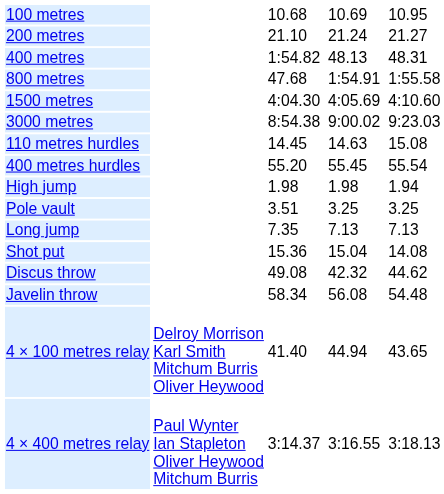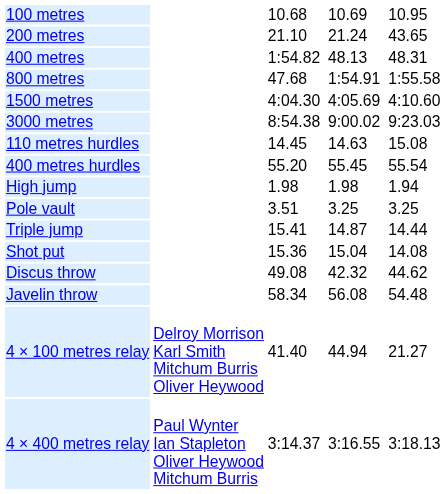(408, 36) 21.27 -> (408, 36) 43.65
- row: (43, 230)
+ row: (44, 230)
(408, 351) 43.65 -> (408, 351) 21.27
